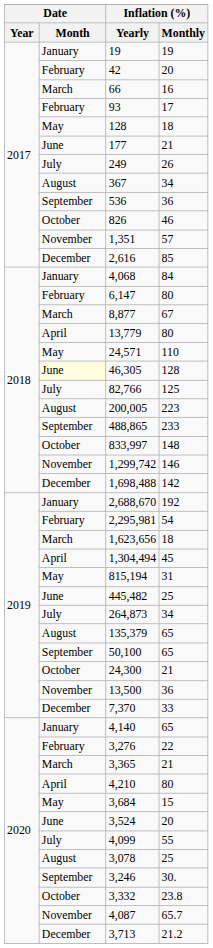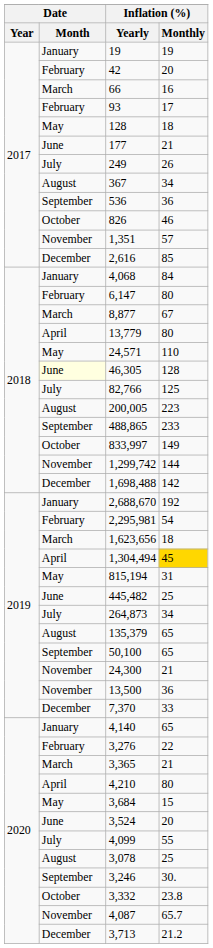(170, 445) 148 -> (170, 445) 149
(170, 464) 146 -> (170, 464) 144
(168, 558) no background -> (168, 558) gold background
(61, 671) October -> (67, 671) November
